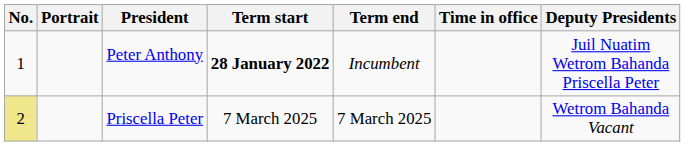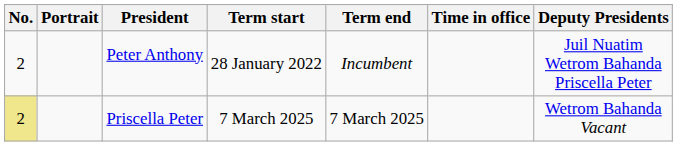(21, 63) 1 -> (21, 63) 2
(270, 63) bold -> (266, 63) normal
